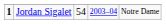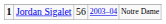(81, 12) 54 -> (81, 12) 56
